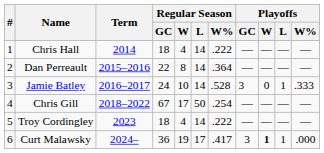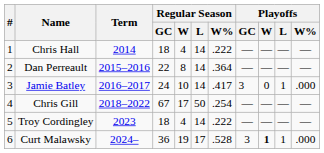(221, 85) .528 -> (222, 85) .417
(304, 85) .333 -> (305, 85) .000
(222, 139) .417 -> (222, 139) .528
